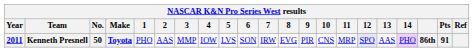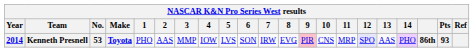(15, 40) 2011 -> (15, 40) 2014
(98, 40) 50 -> (98, 40) 53
(307, 40) no background -> (307, 40) pink background
(445, 40) 91 -> (445, 40) 93
